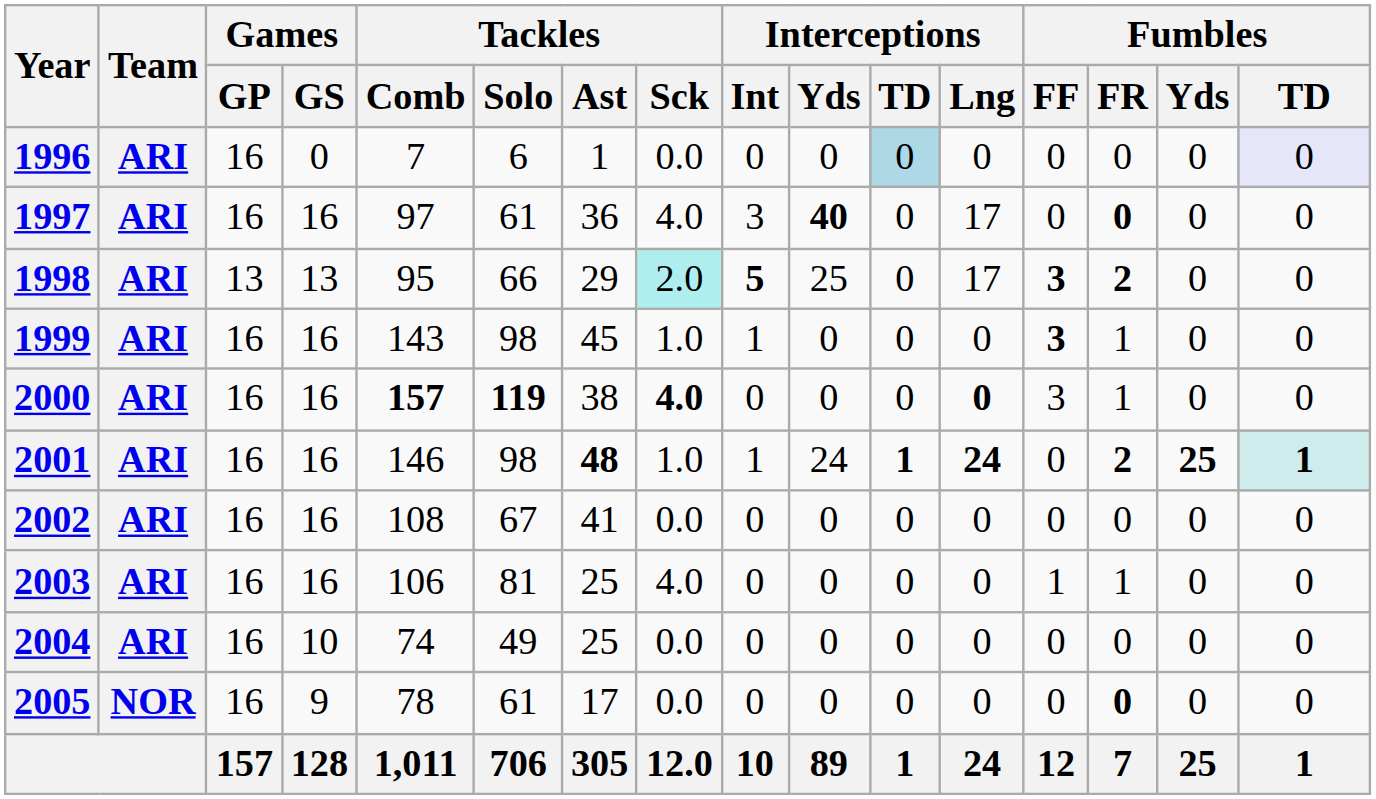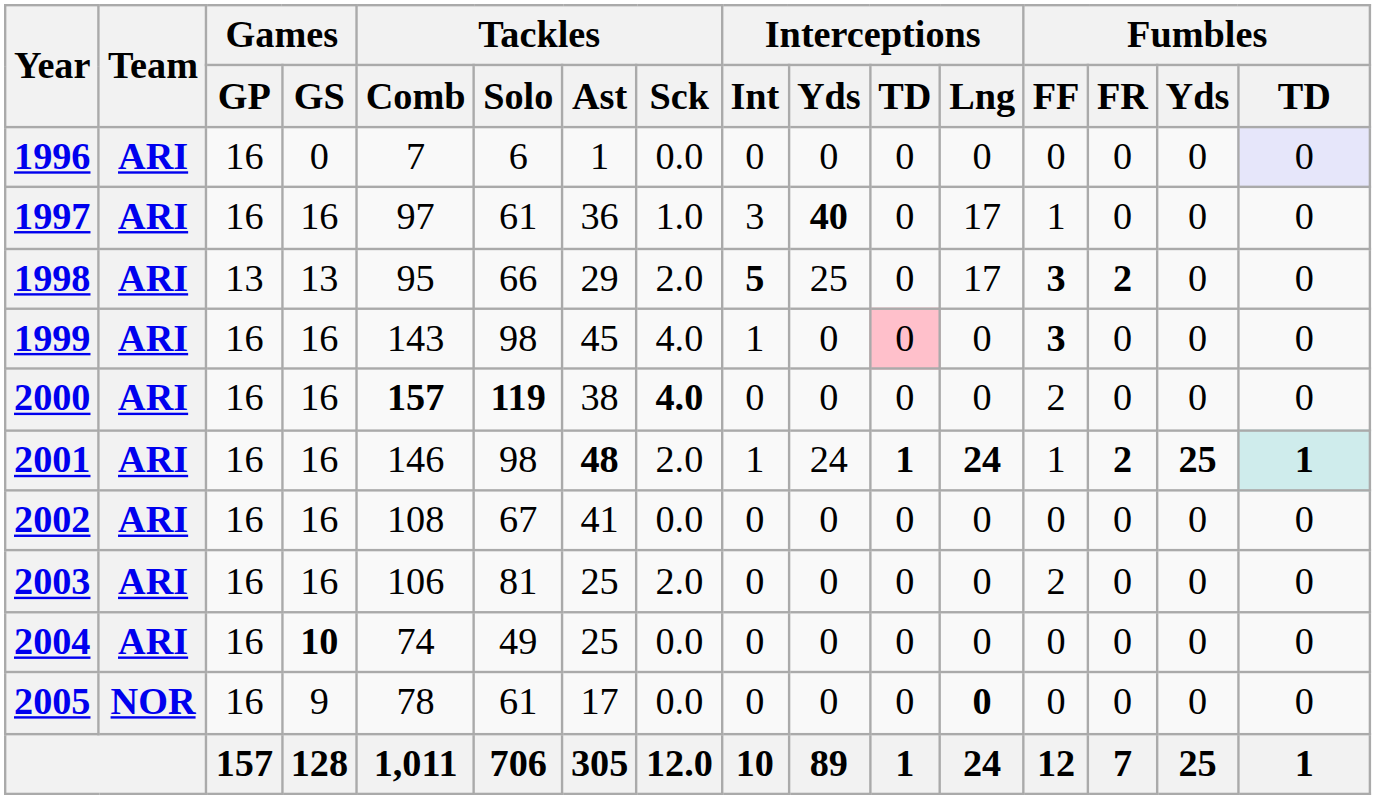(905, 156) lightblue background -> (905, 156) no background
(679, 216) 4.0 -> (679, 216) 1.0
(1056, 216) 0 -> (1056, 216) 1
(1122, 216) bold -> (1122, 216) normal
(679, 277) paleturquoise background -> (679, 277) no background
(679, 338) 1.0 -> (679, 338) 4.0
(905, 338) no background -> (905, 338) pink background
(1122, 338) 1 -> (1122, 338) 0
(982, 398) bold -> (982, 398) normal
(1056, 398) 3 -> (1056, 398) 2
(1122, 398) 1 -> (1122, 398) 0
(679, 459) 1.0 -> (679, 459) 2.0
(1056, 459) 0 -> (1056, 459) 1
(679, 580) 4.0 -> (679, 580) 2.0
(1056, 580) 1 -> (1056, 580) 2
(1122, 580) 1 -> (1122, 580) 0
(319, 641) normal -> (319, 641) bold
(982, 701) normal -> (982, 701) bold
(1122, 701) bold -> (1122, 701) normal
